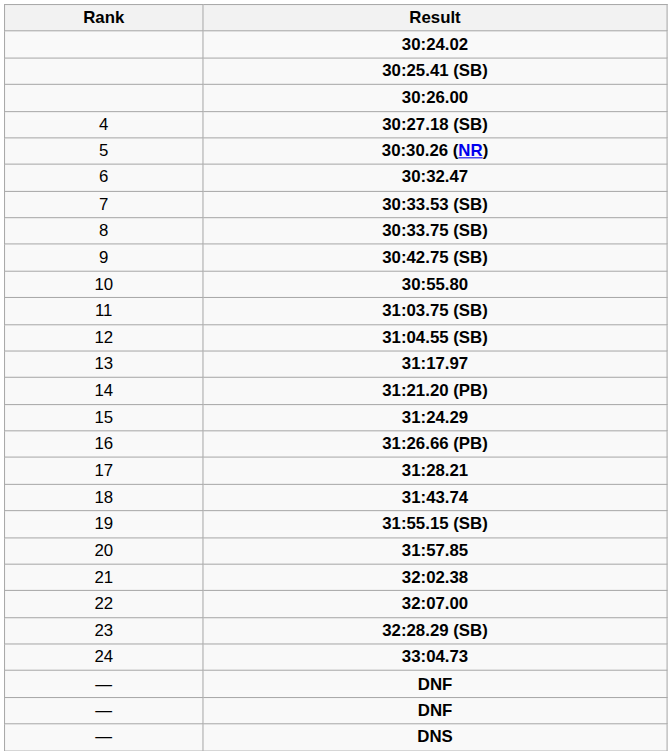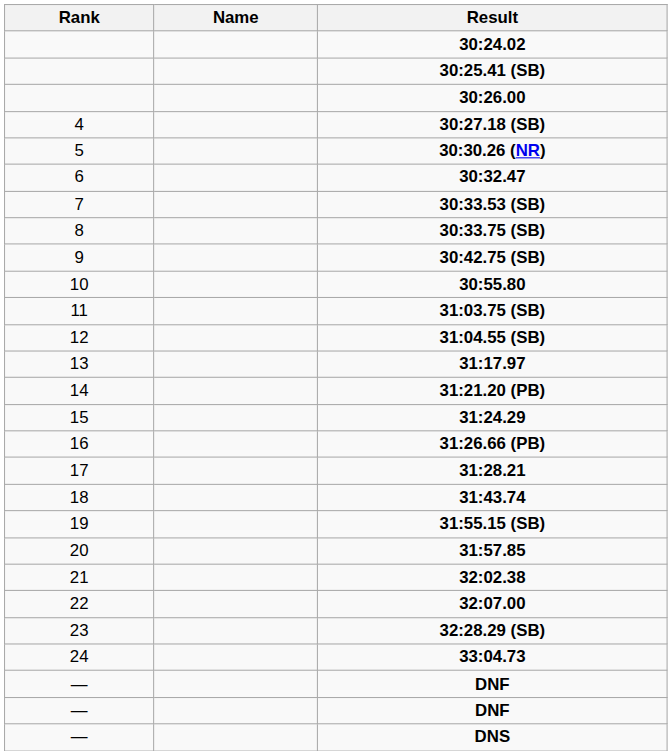+ column: (236, 17)
